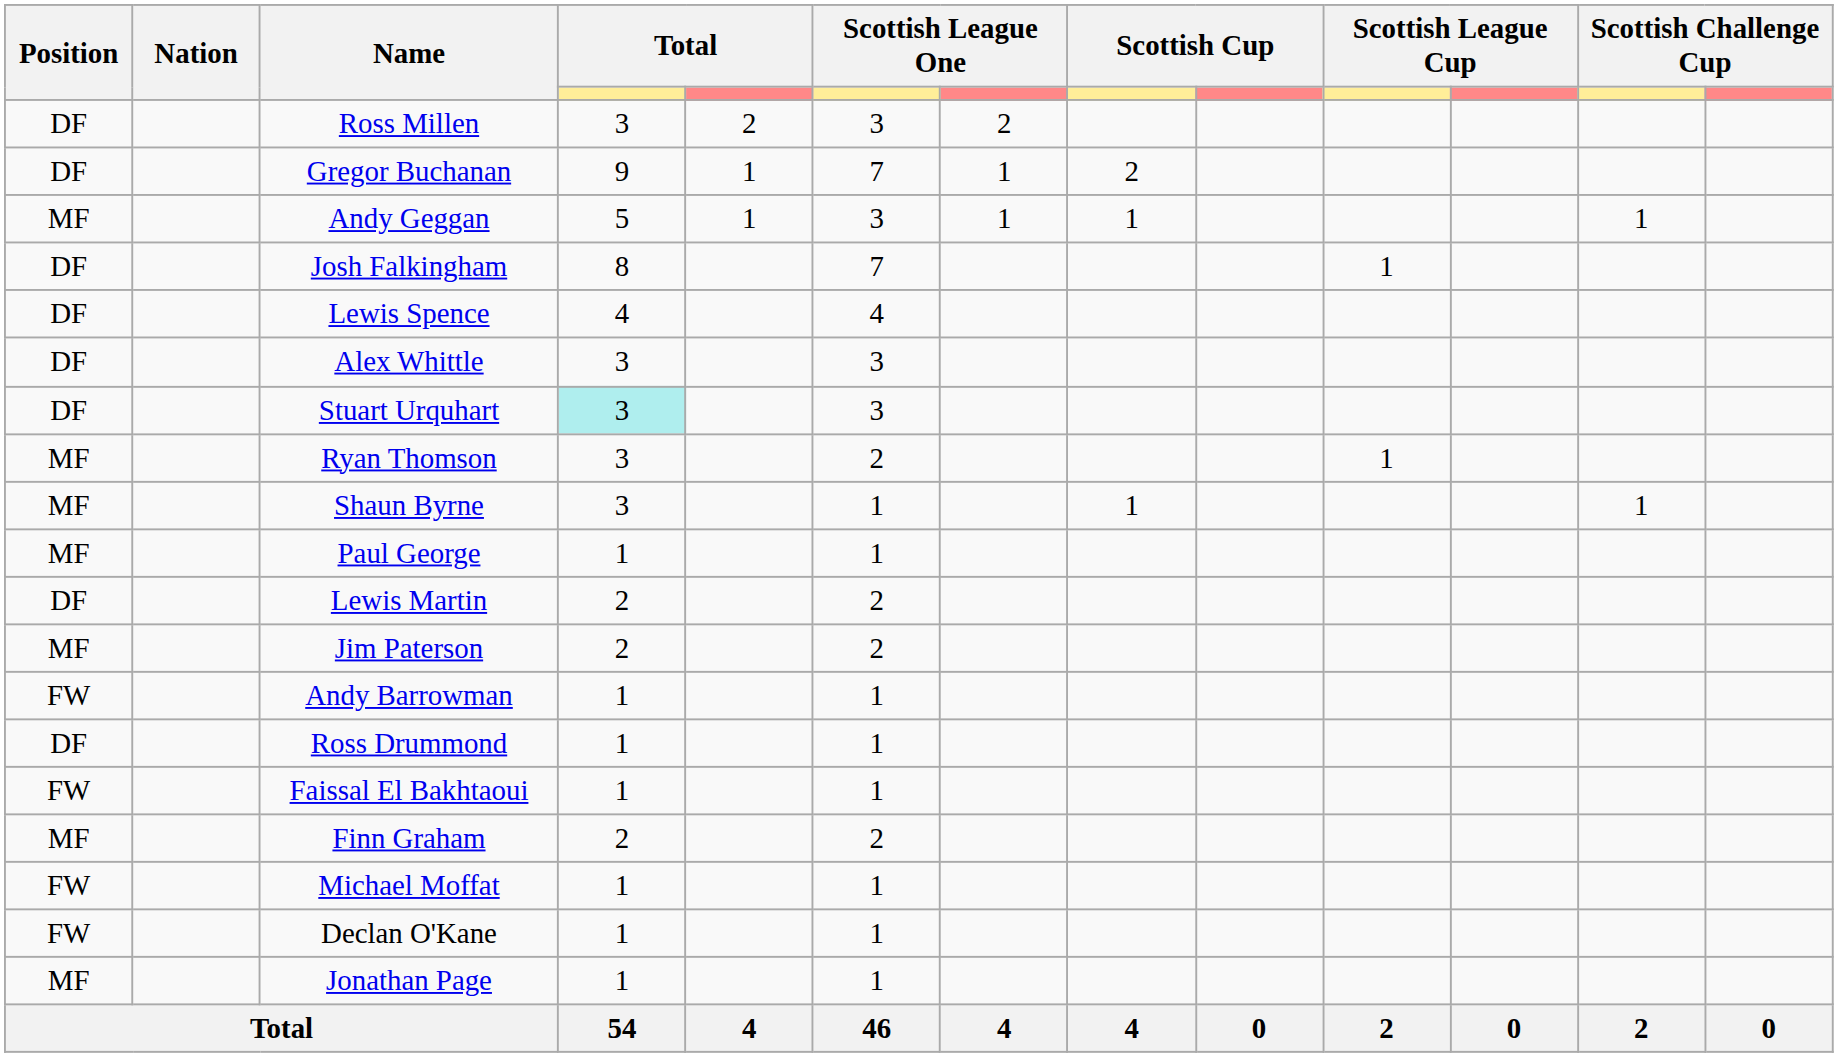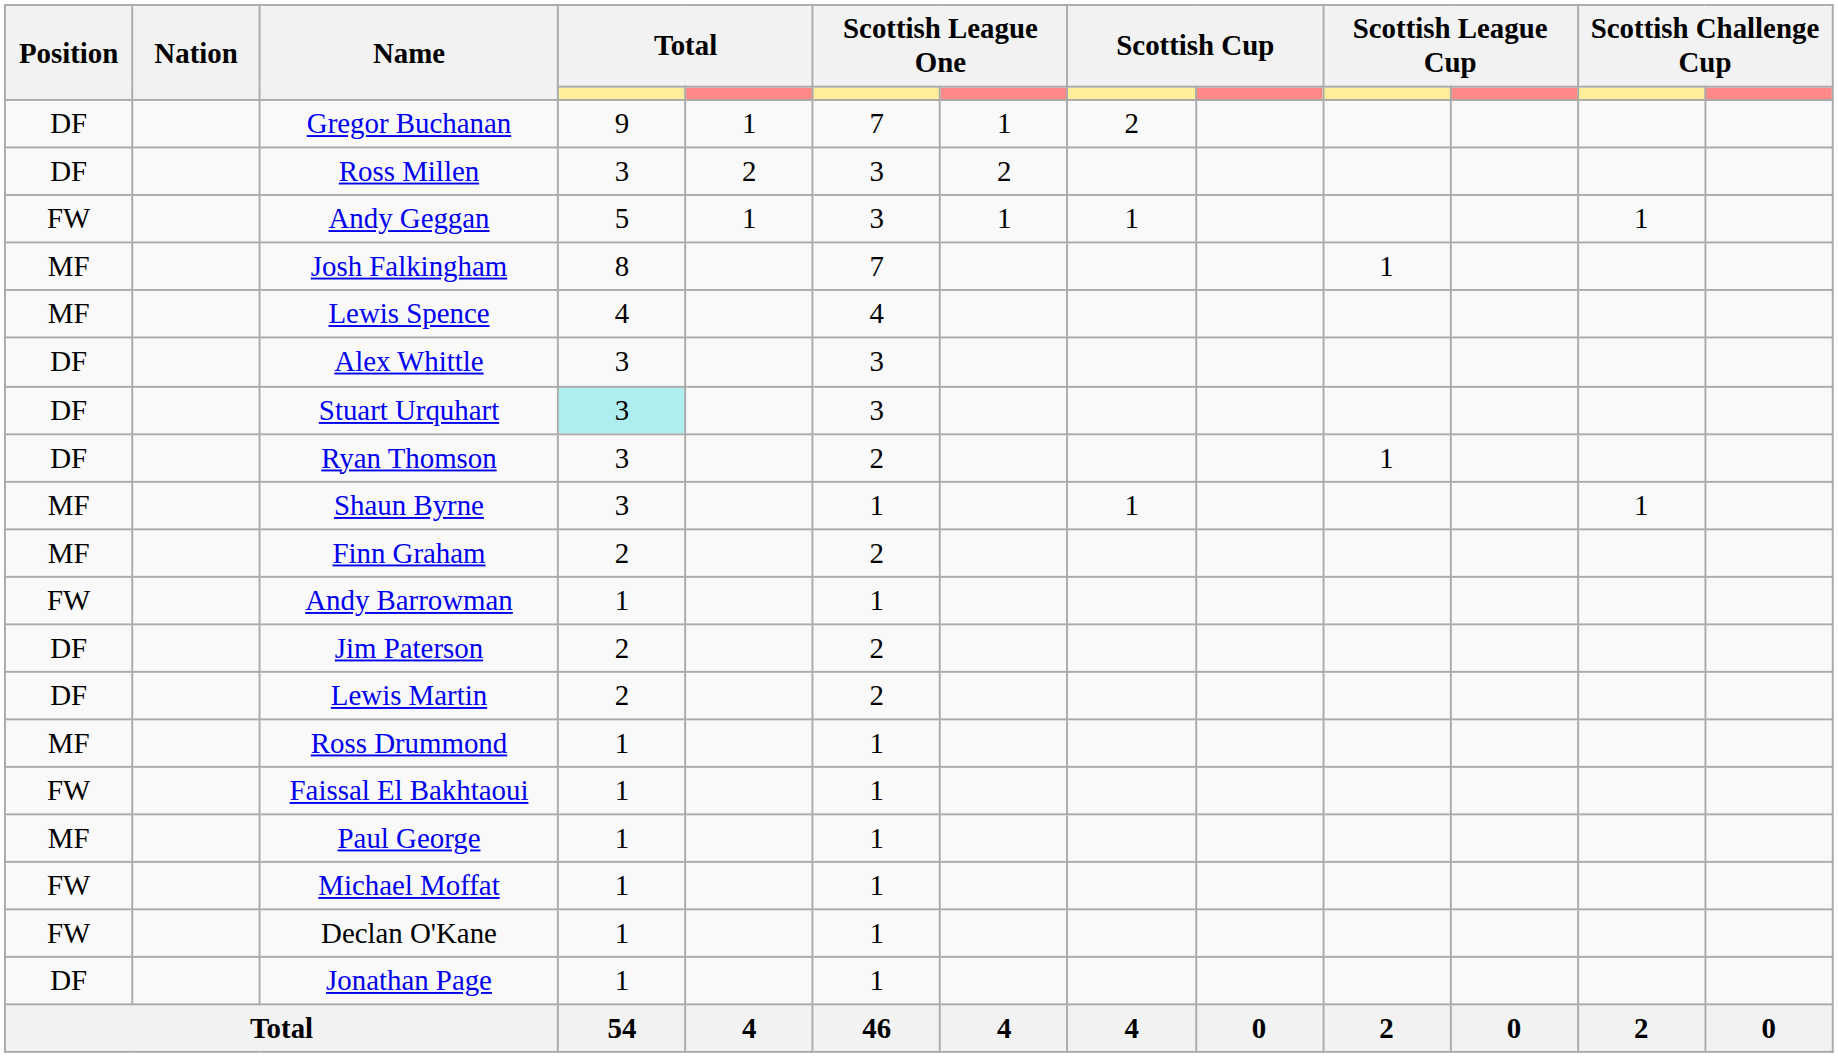rows swapped: (409, 123) <-> (409, 171)
(69, 218) MF -> (69, 218) FW
(69, 266) DF -> (69, 266) MF
(69, 314) DF -> (69, 314) MF
(69, 457) MF -> (69, 457) DF
rows swapped: (409, 838) <-> (409, 552)
rows swapped: (409, 599) <-> (409, 695)
(69, 647) MF -> (69, 647) DF
(69, 742) DF -> (69, 742) MF
(69, 980) MF -> (69, 980) DF
